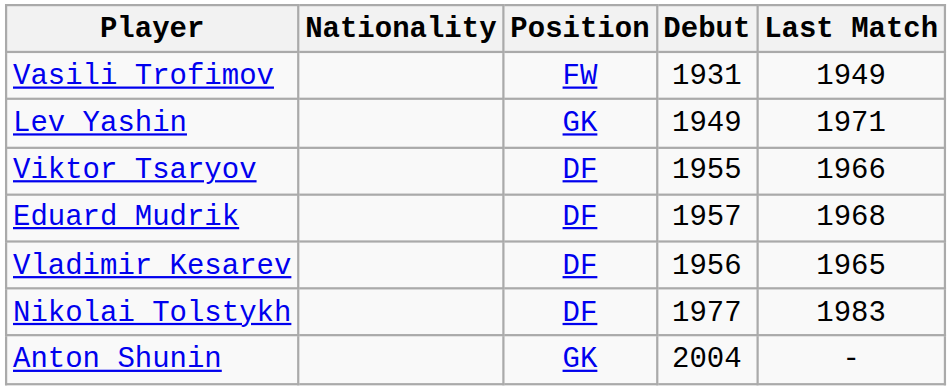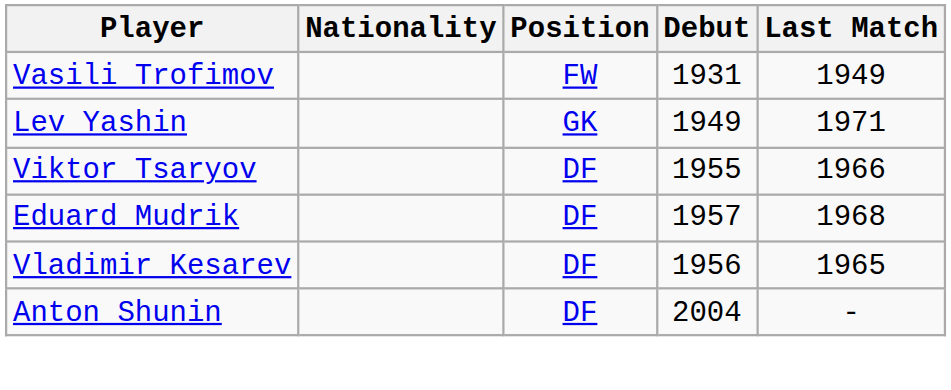- row: (152, 312)
(580, 359) GK -> (580, 312) DF
